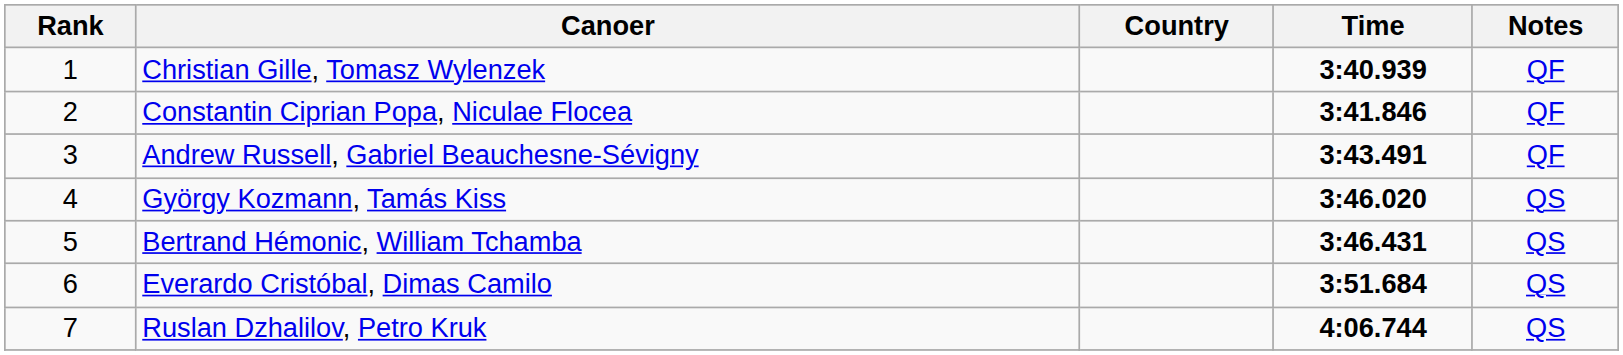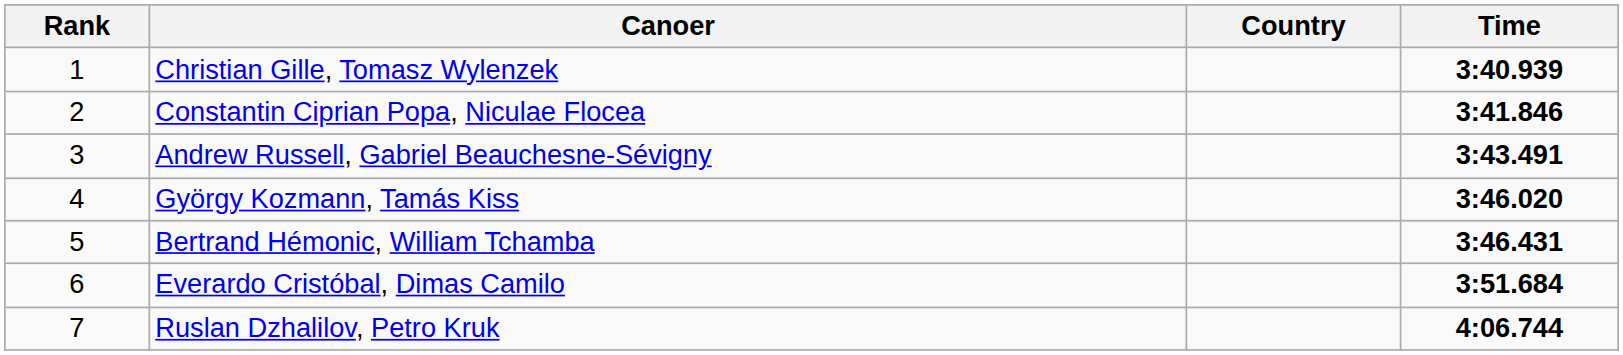- column: (1546, 26)
